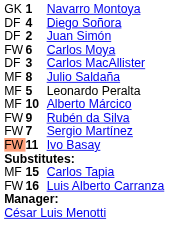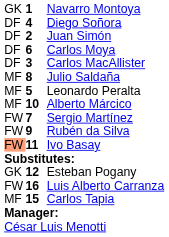(14, 50) FW -> (12, 50) DF
rows swapped: (90, 131) <-> (88, 118)
+ row: (92, 172)
rows swapped: (105, 186) <-> (81, 172)
